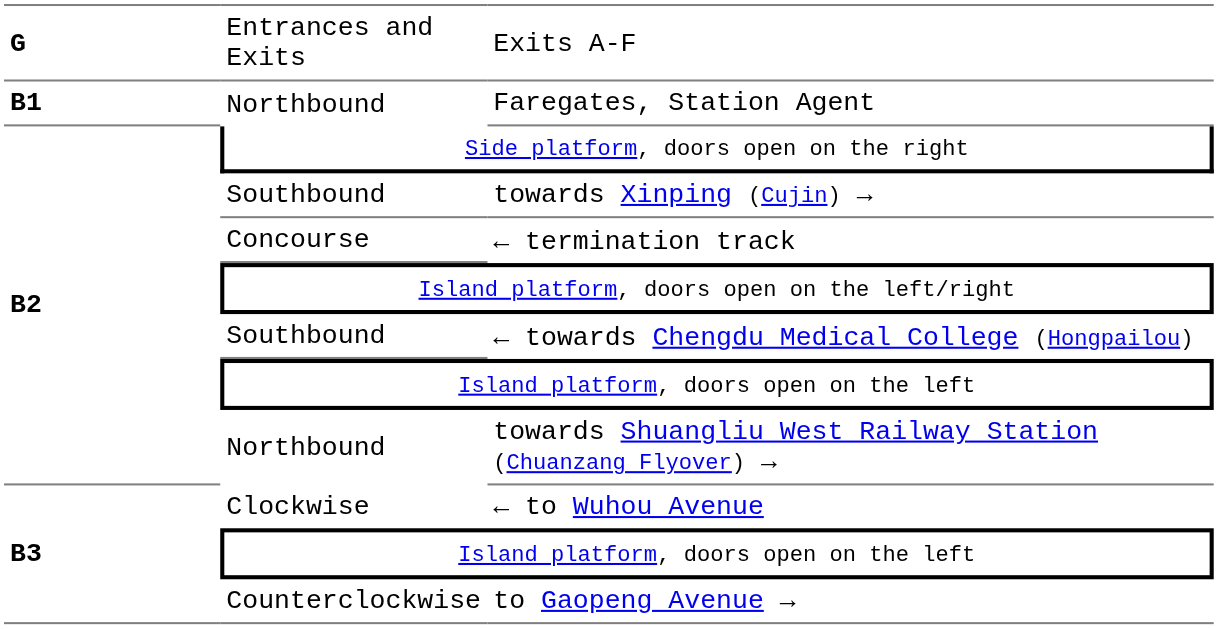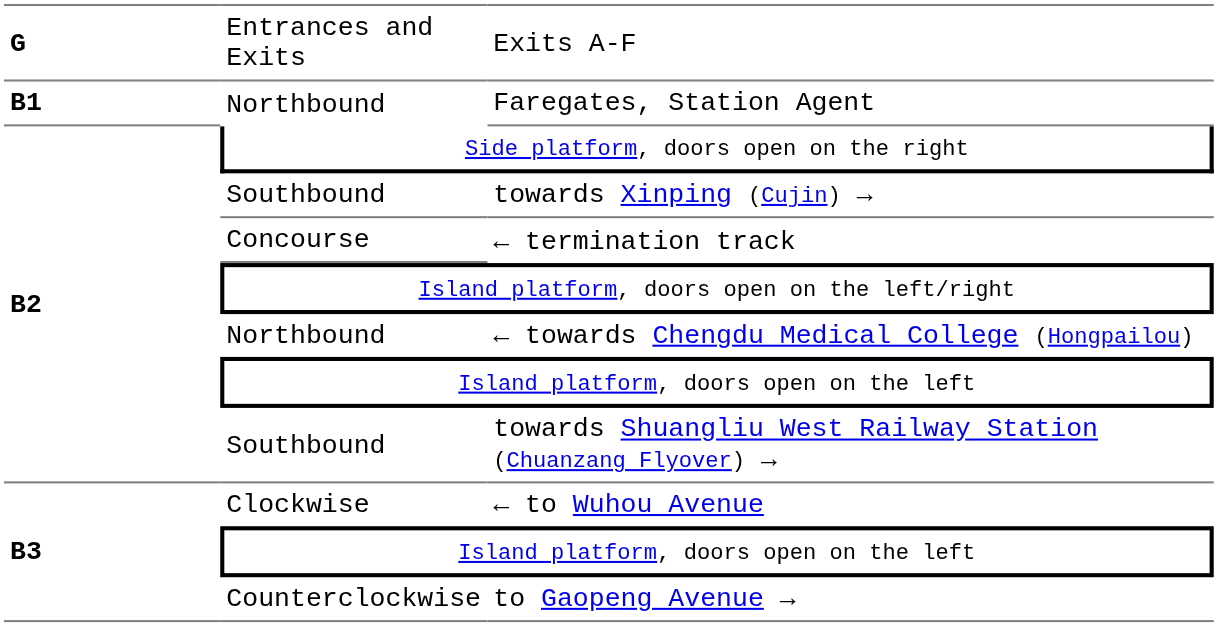(306, 335) Southbound -> (306, 335) Northbound
(306, 448) Northbound -> (306, 445) Southbound
